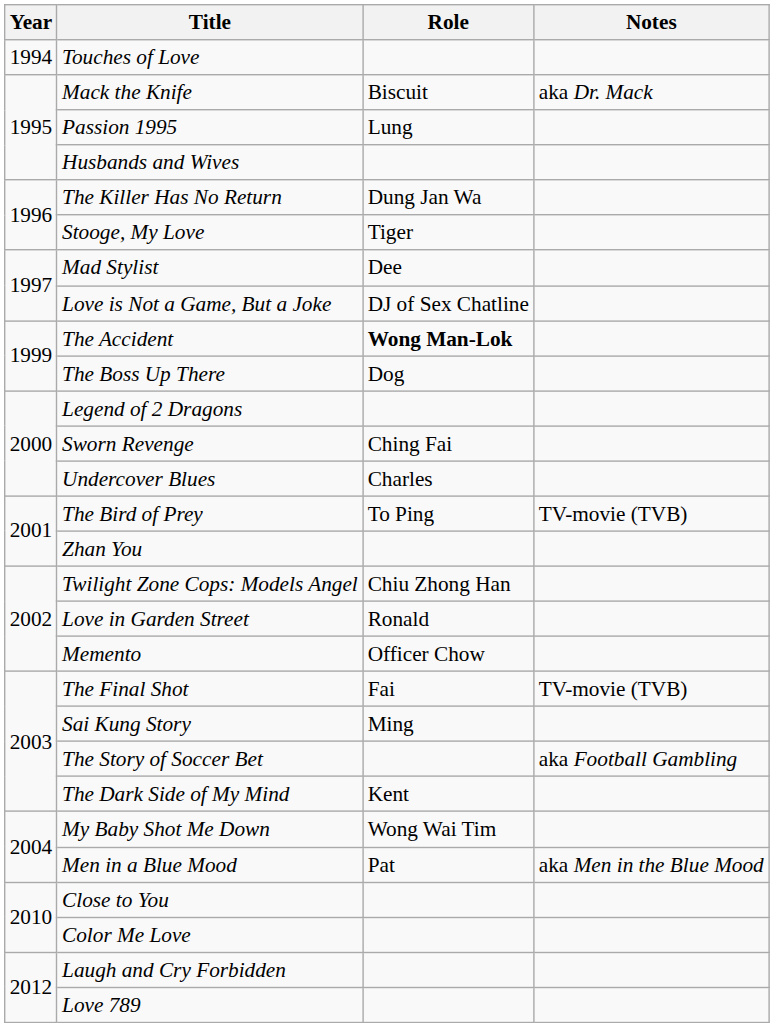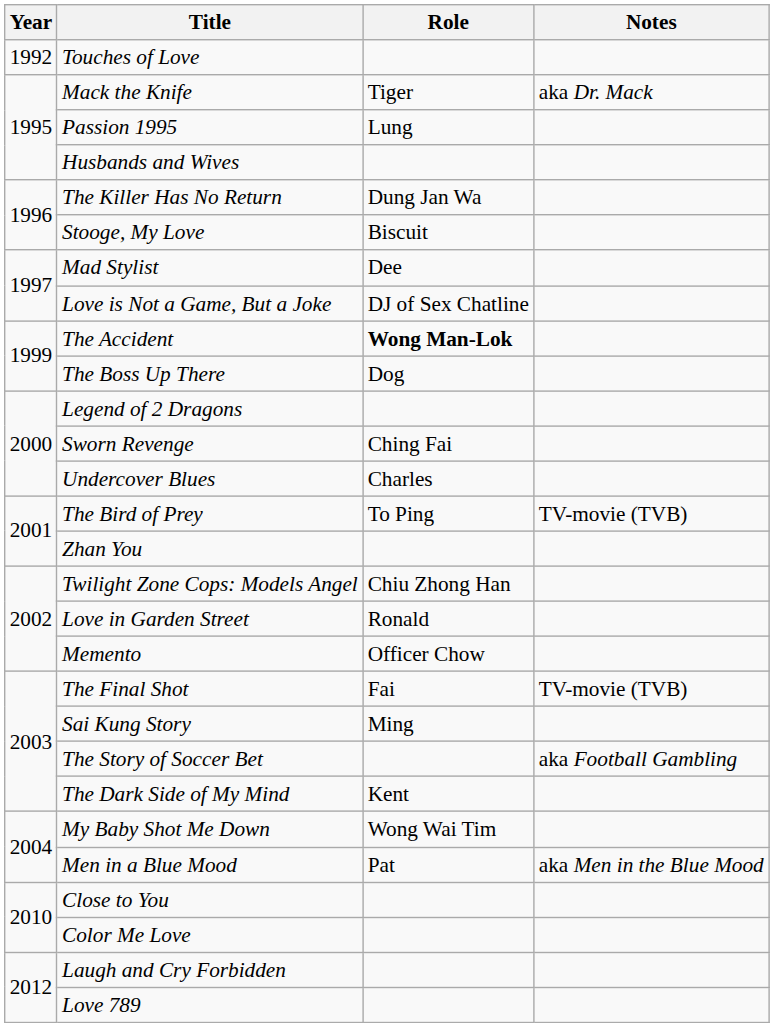(31, 57) 1994 -> (31, 57) 1992
(398, 92) Biscuit -> (390, 92) Tiger
(390, 232) Tiger -> (398, 232) Biscuit
